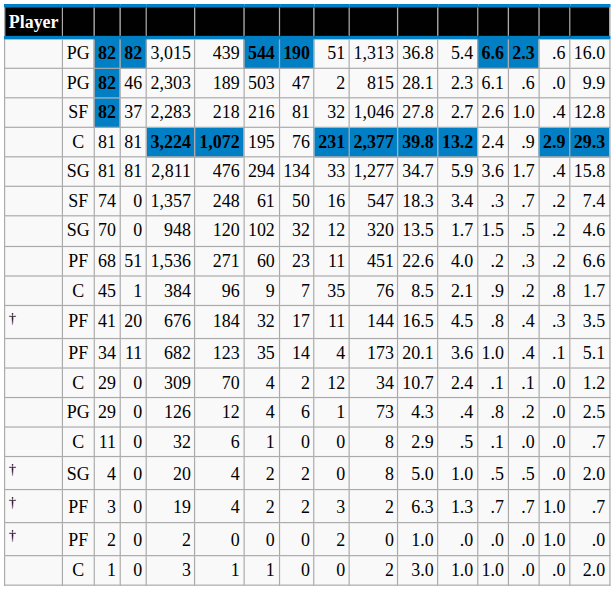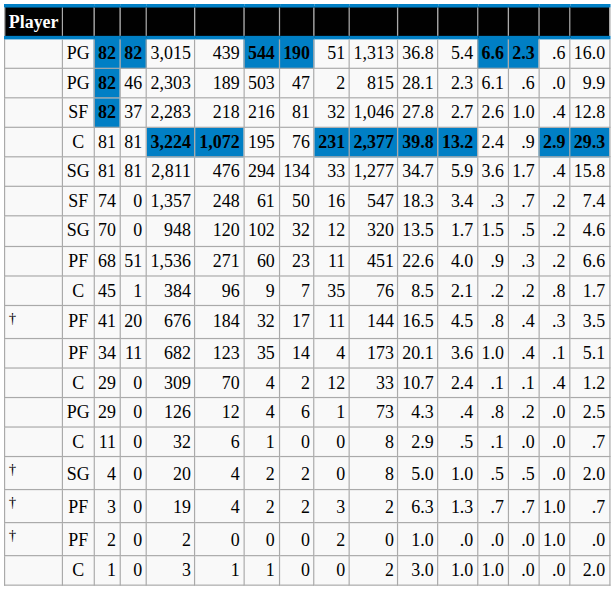(497, 260) .2 -> (497, 260) .9
(497, 290) .9 -> (497, 290) .2
(385, 382) 34 -> (385, 382) 33
(559, 382) .0 -> (559, 382) .4
